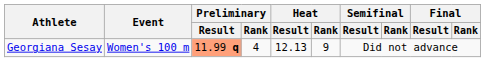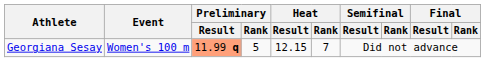(256, 47) 4 -> (256, 47) 5
(291, 47) 12.13 -> (291, 47) 12.15
(326, 47) 9 -> (326, 47) 7
